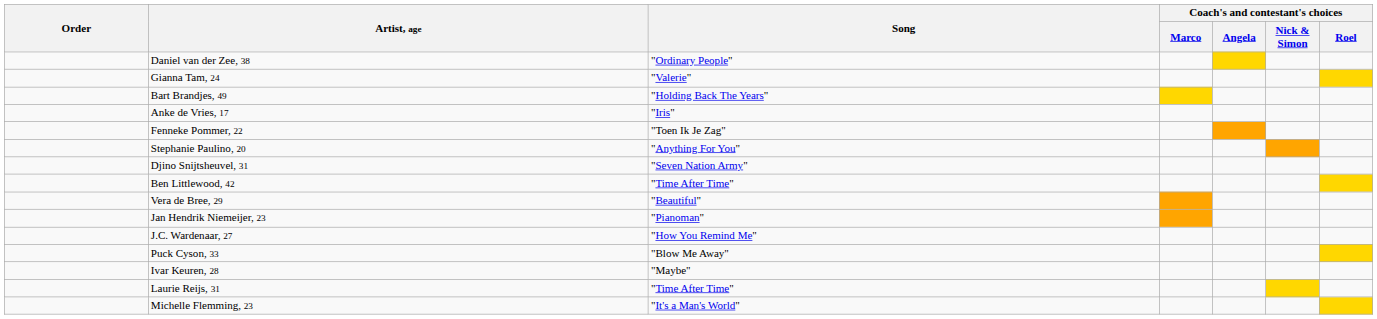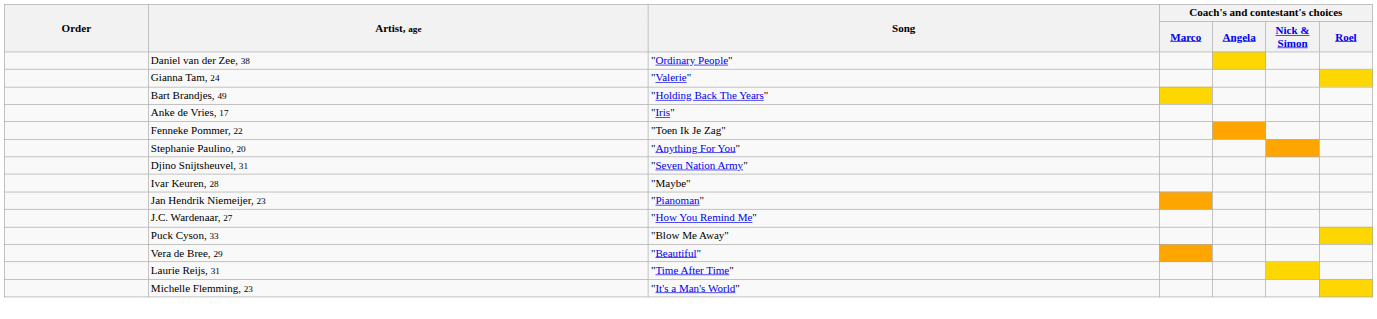- row: (193, 183)
rows swapped: (187, 200) <-> (185, 270)
